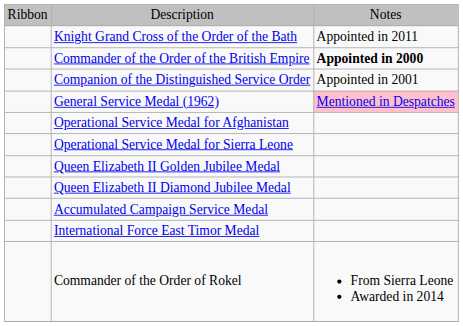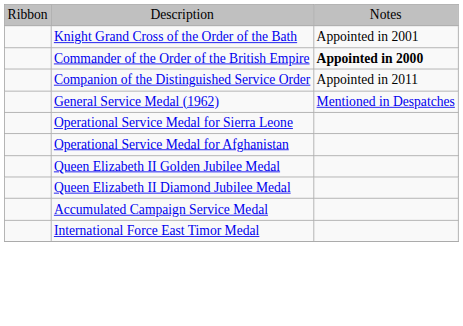(367, 36) Appointed in 2011 -> (368, 36) Appointed in 2001
(368, 79) Appointed in 2001 -> (367, 79) Appointed in 2011
(386, 101) pink background -> (386, 101) no background
rows swapped: (173, 144) <-> (171, 123)
- row: (148, 281)
